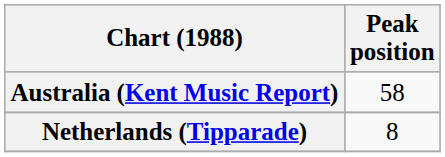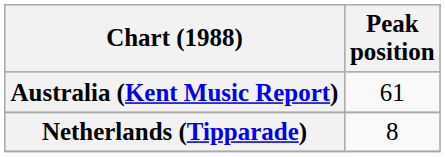(392, 91) 58 -> (392, 91) 61
